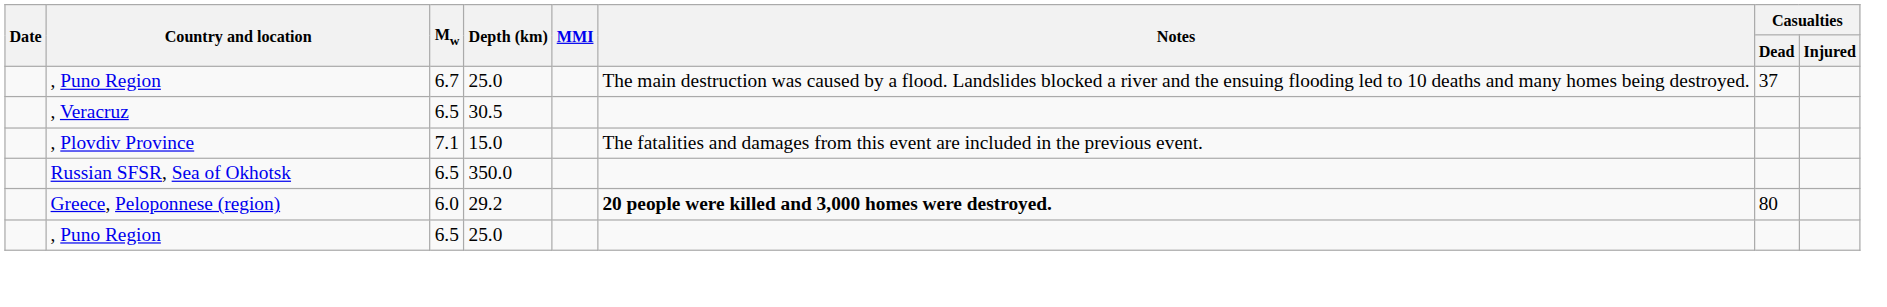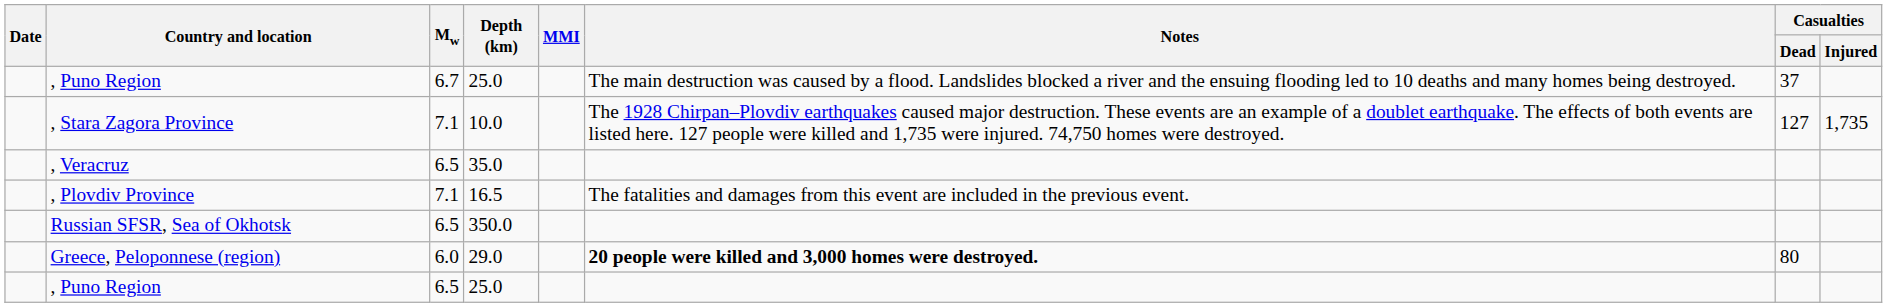+ row: (142, 122)
(485, 111) 30.5 -> (485, 164) 35.0
(485, 142) 15.0 -> (485, 195) 16.5
(485, 204) 29.2 -> (485, 256) 29.0
